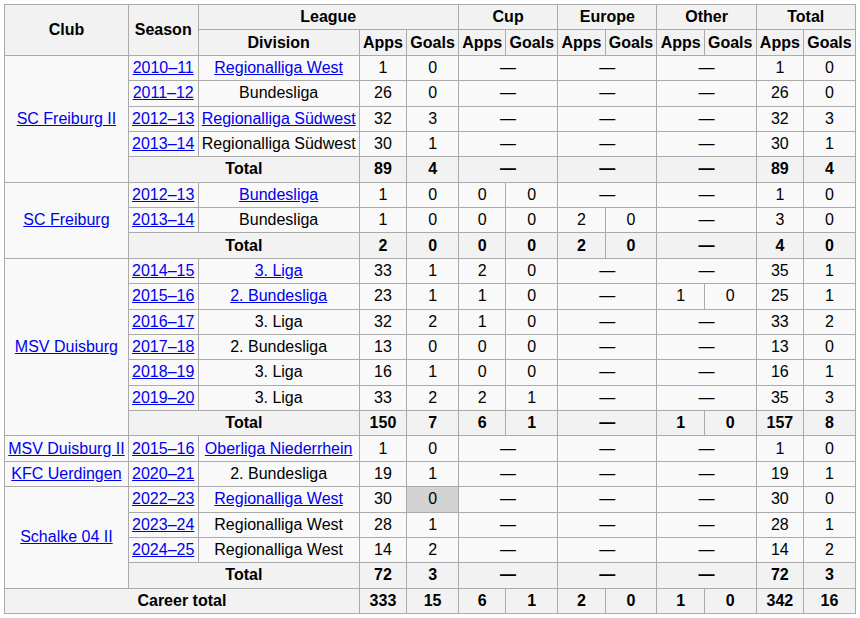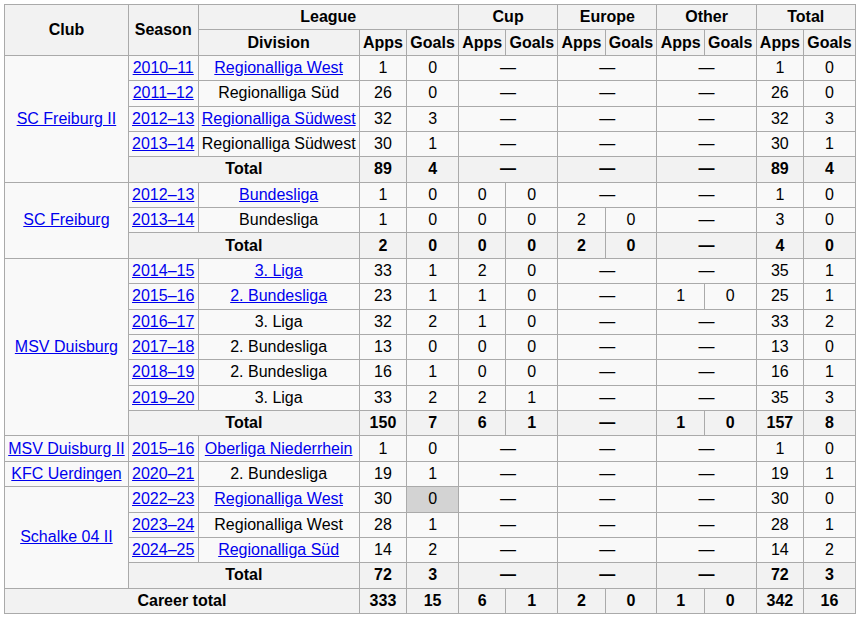(279, 93) Bundesliga -> (279, 93) Regionalliga Süd
(279, 372) 3. Liga -> (279, 372) 2. Bundesliga
(279, 550) Regionalliga West -> (279, 550) Regionalliga Süd
